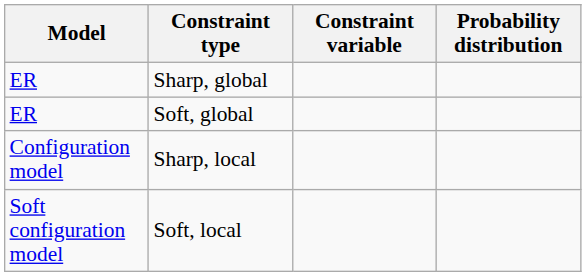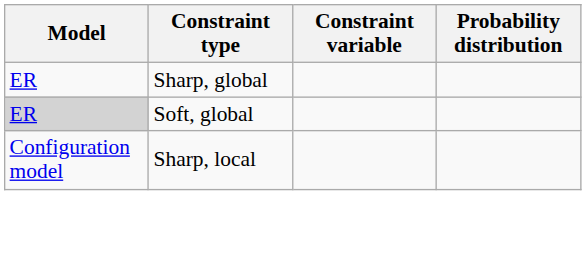(23, 113) no background -> (23, 113) lightgrey background
- row: (198, 229)
